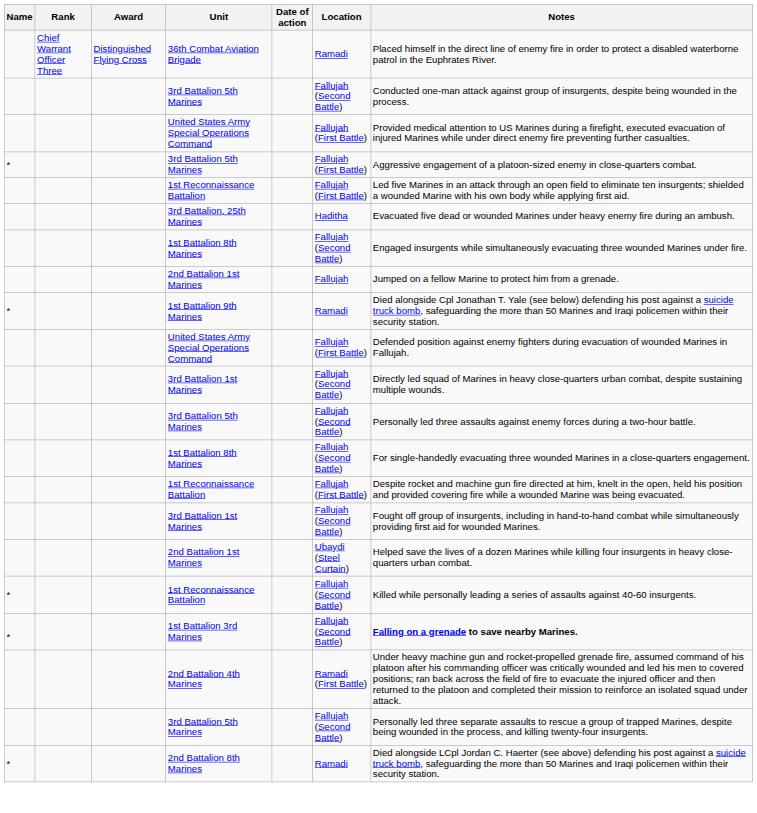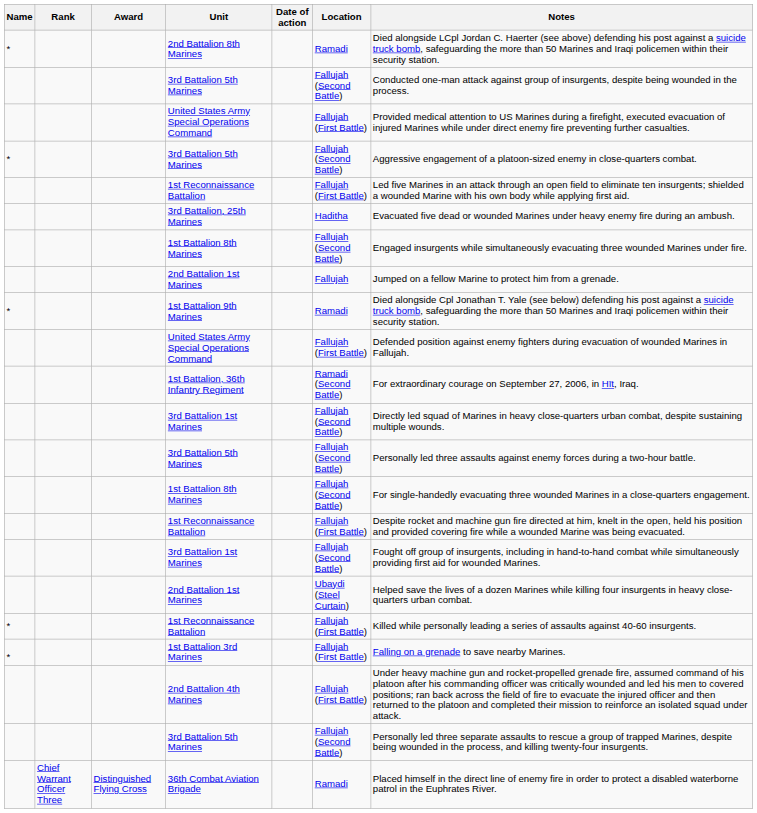rows swapped: (20, 54) <-> (8, 763)
(341, 164) Fallujah (First Battle) -> (333, 159) Fallujah (Second Battle)
+ row: (20, 385)
(333, 594) Fallujah (Second Battle) -> (341, 626) Fallujah (First Battle)
(333, 631) Fallujah (Second Battle) -> (341, 652) Fallujah (First Battle)
(475, 631) bold -> (469, 652) normal
(341, 679) Ramadi (First Battle) -> (341, 694) Fallujah (First Battle)
